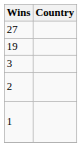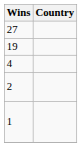+ row: (9, 64)
- row: (9, 64)
